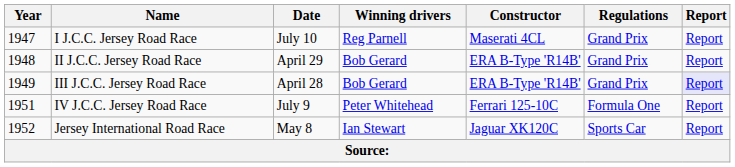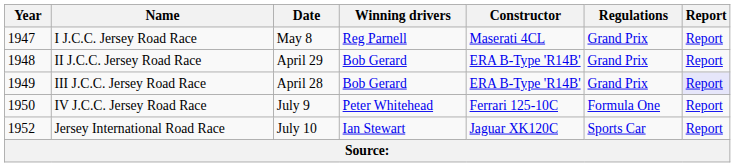(297, 38) July 10 -> (294, 38) May 8
(21, 106) 1951 -> (21, 106) 1950
(294, 128) May 8 -> (297, 128) July 10
